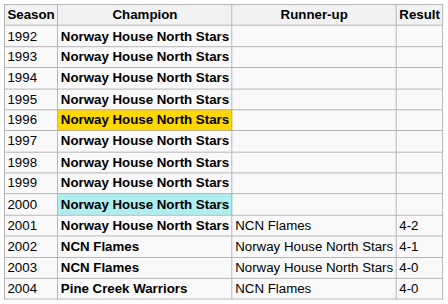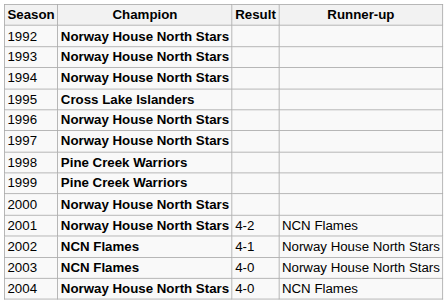columns swapped: (314, 15) <-> (420, 15)
(145, 99) Norway House North Stars -> (128, 99) Cross Lake Islanders
(145, 120) gold background -> (145, 120) no background
(145, 162) Norway House North Stars -> (124, 162) Pine Creek Warriors
(145, 183) Norway House North Stars -> (124, 183) Pine Creek Warriors
(145, 204) paleturquoise background -> (145, 204) no background
(124, 288) Pine Creek Warriors -> (145, 288) Norway House North Stars
